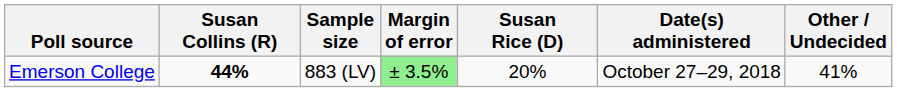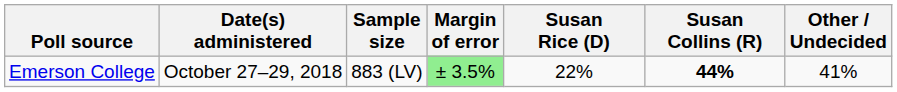columns swapped: (692, 31) <-> (230, 31)
(528, 71) 20% -> (574, 71) 22%
